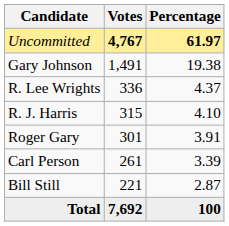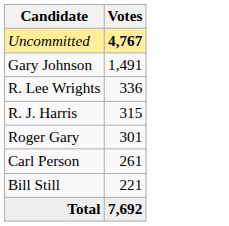- column: (185, 16)
